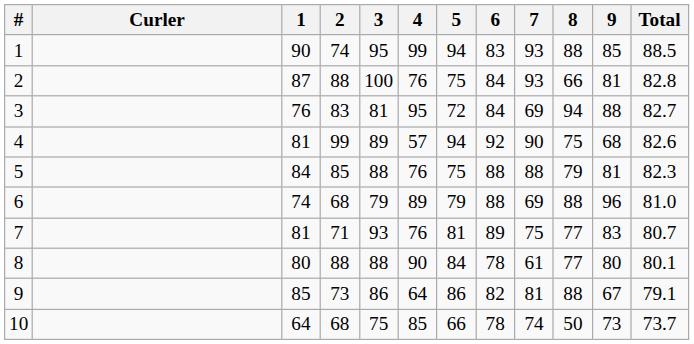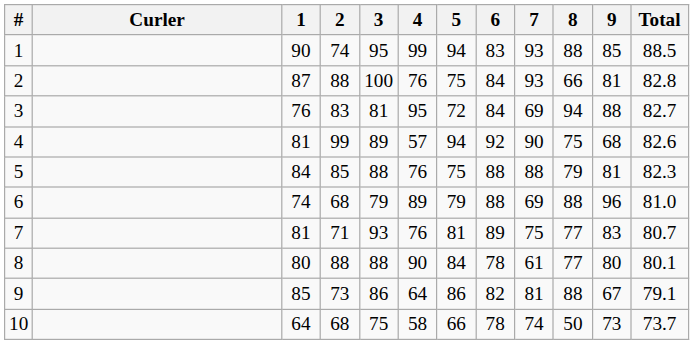(417, 324) 85 -> (417, 324) 58
